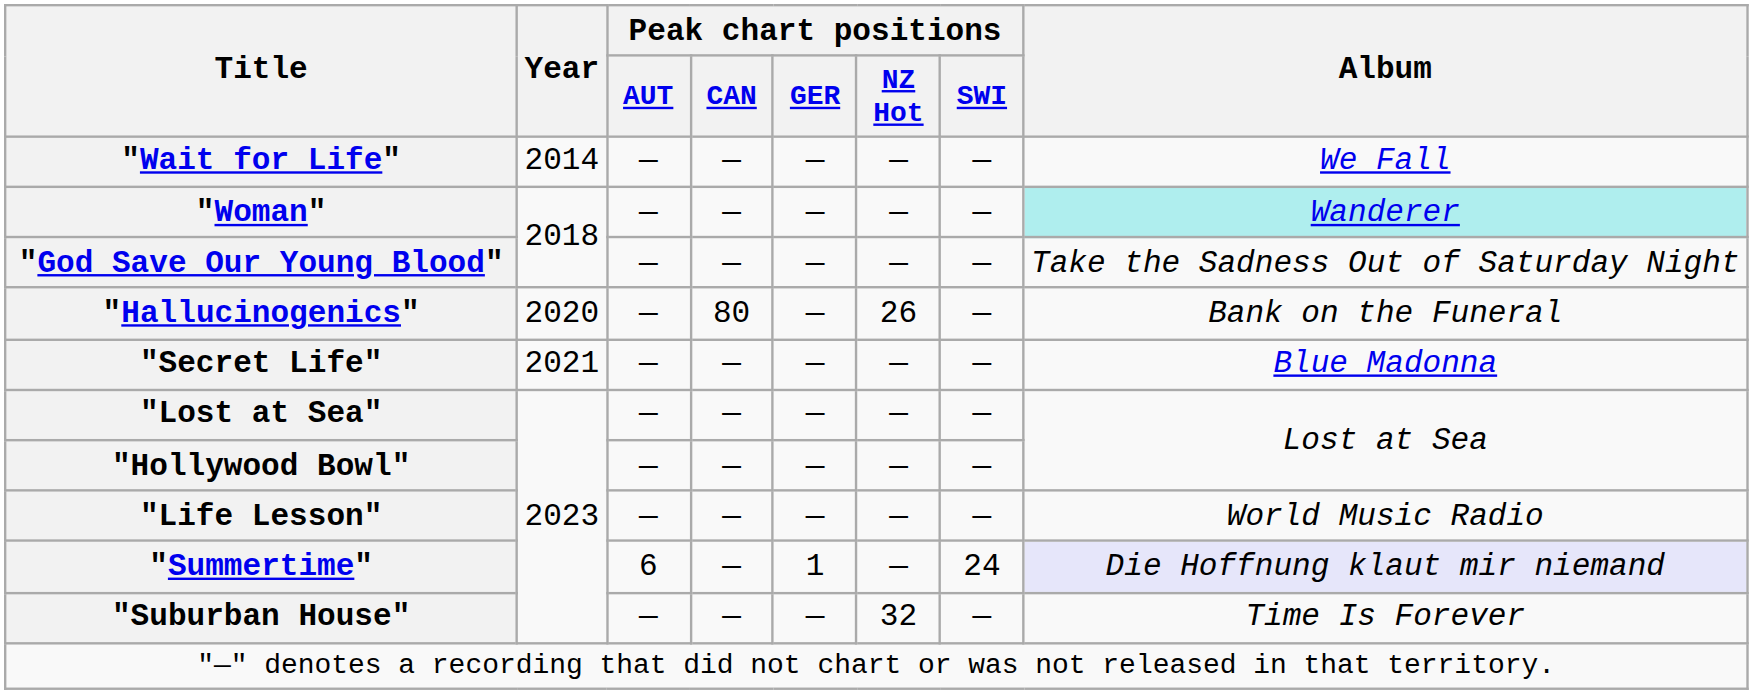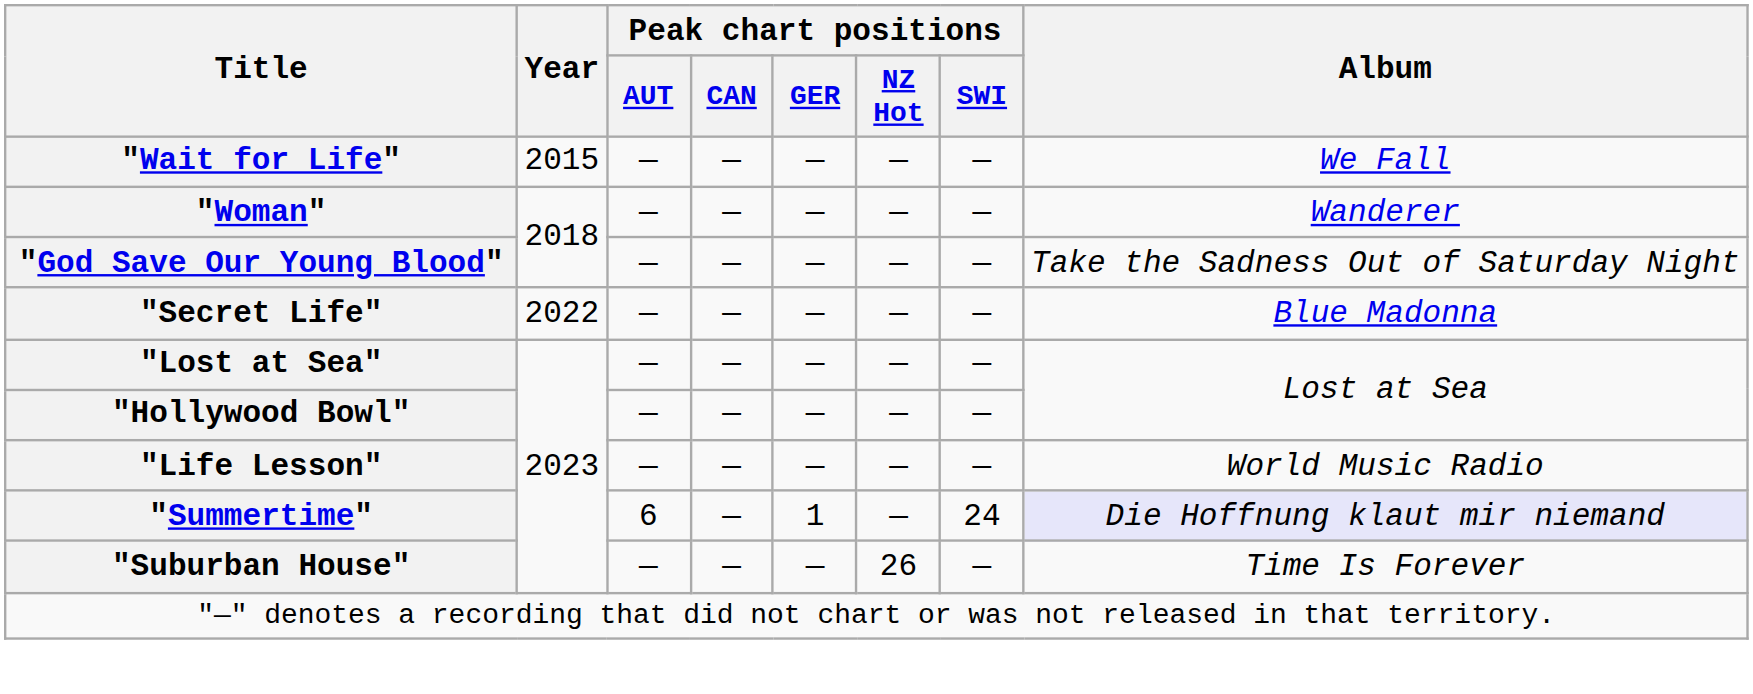(562, 162) 2014 -> (562, 162) 2015
(1385, 212) paleturquoise background -> (1385, 212) no background
- row: (261, 314)
(562, 364) 2021 -> (562, 314) 2022
(898, 617) 32 -> (898, 567) 26
